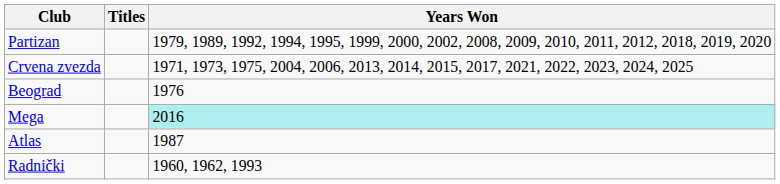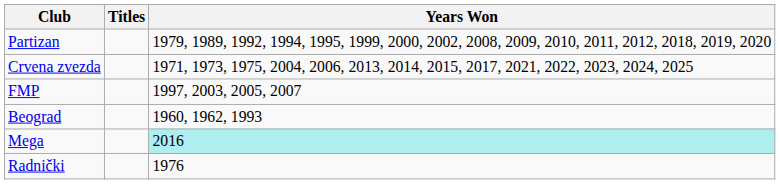+ row: (24, 91)
(168, 91) 1976 -> (207, 116) 1960, 1962, 1993
- row: (25, 141)
(207, 166) 1960, 1962, 1993 -> (168, 166) 1976
